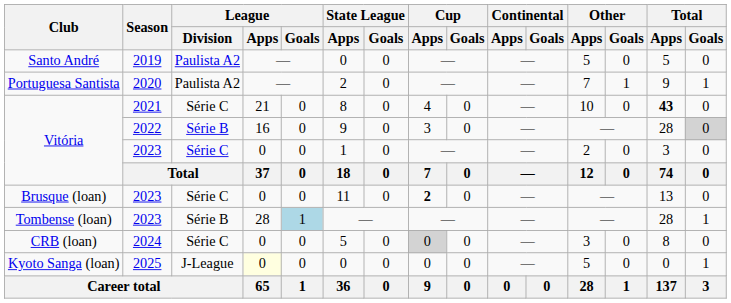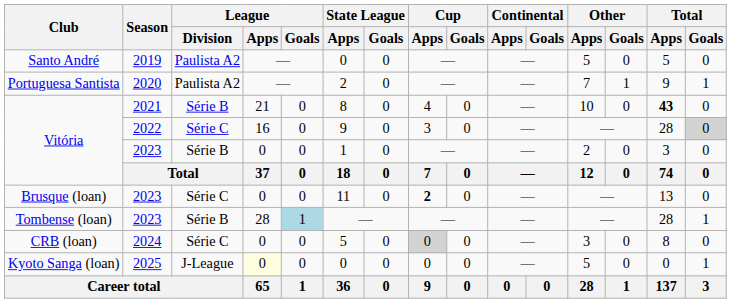(207, 106) Série C -> (207, 106) Série B
(207, 128) Série B -> (207, 128) Série C
(207, 151) Série C -> (207, 151) Série B
